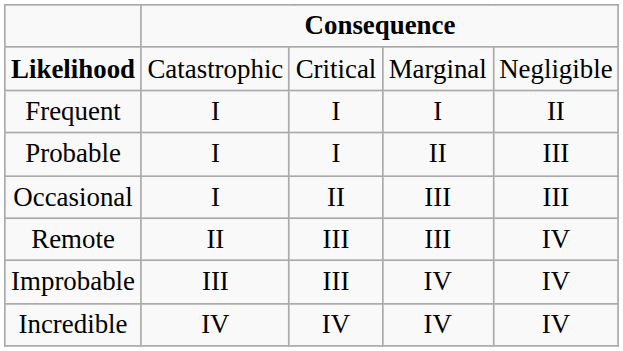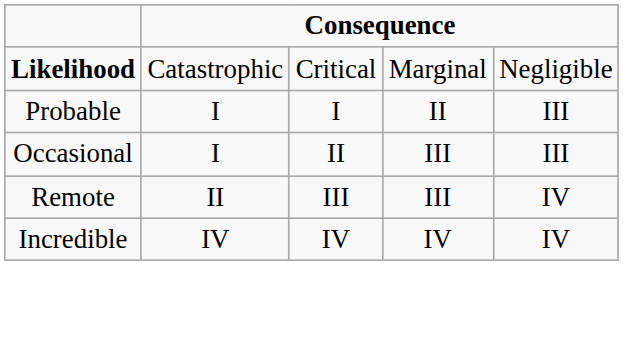- row: (73, 111)
- row: (73, 281)
